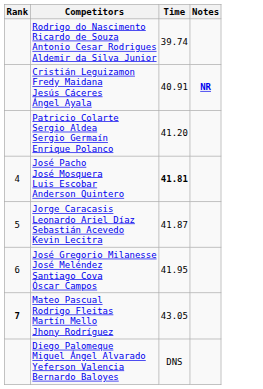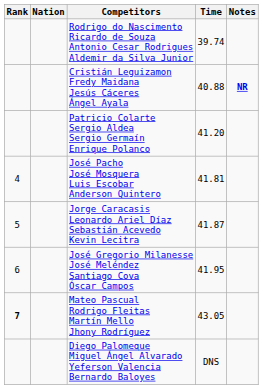+ column: (49, 12)
(174, 87) 40.91 -> (211, 87) 40.88
(174, 179) bold -> (211, 179) normal
